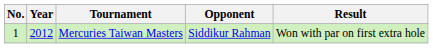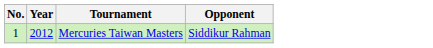- column: (351, 14)
